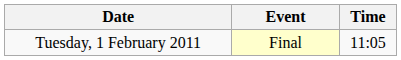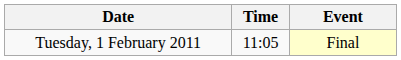columns swapped: (368, 17) <-> (286, 17)
